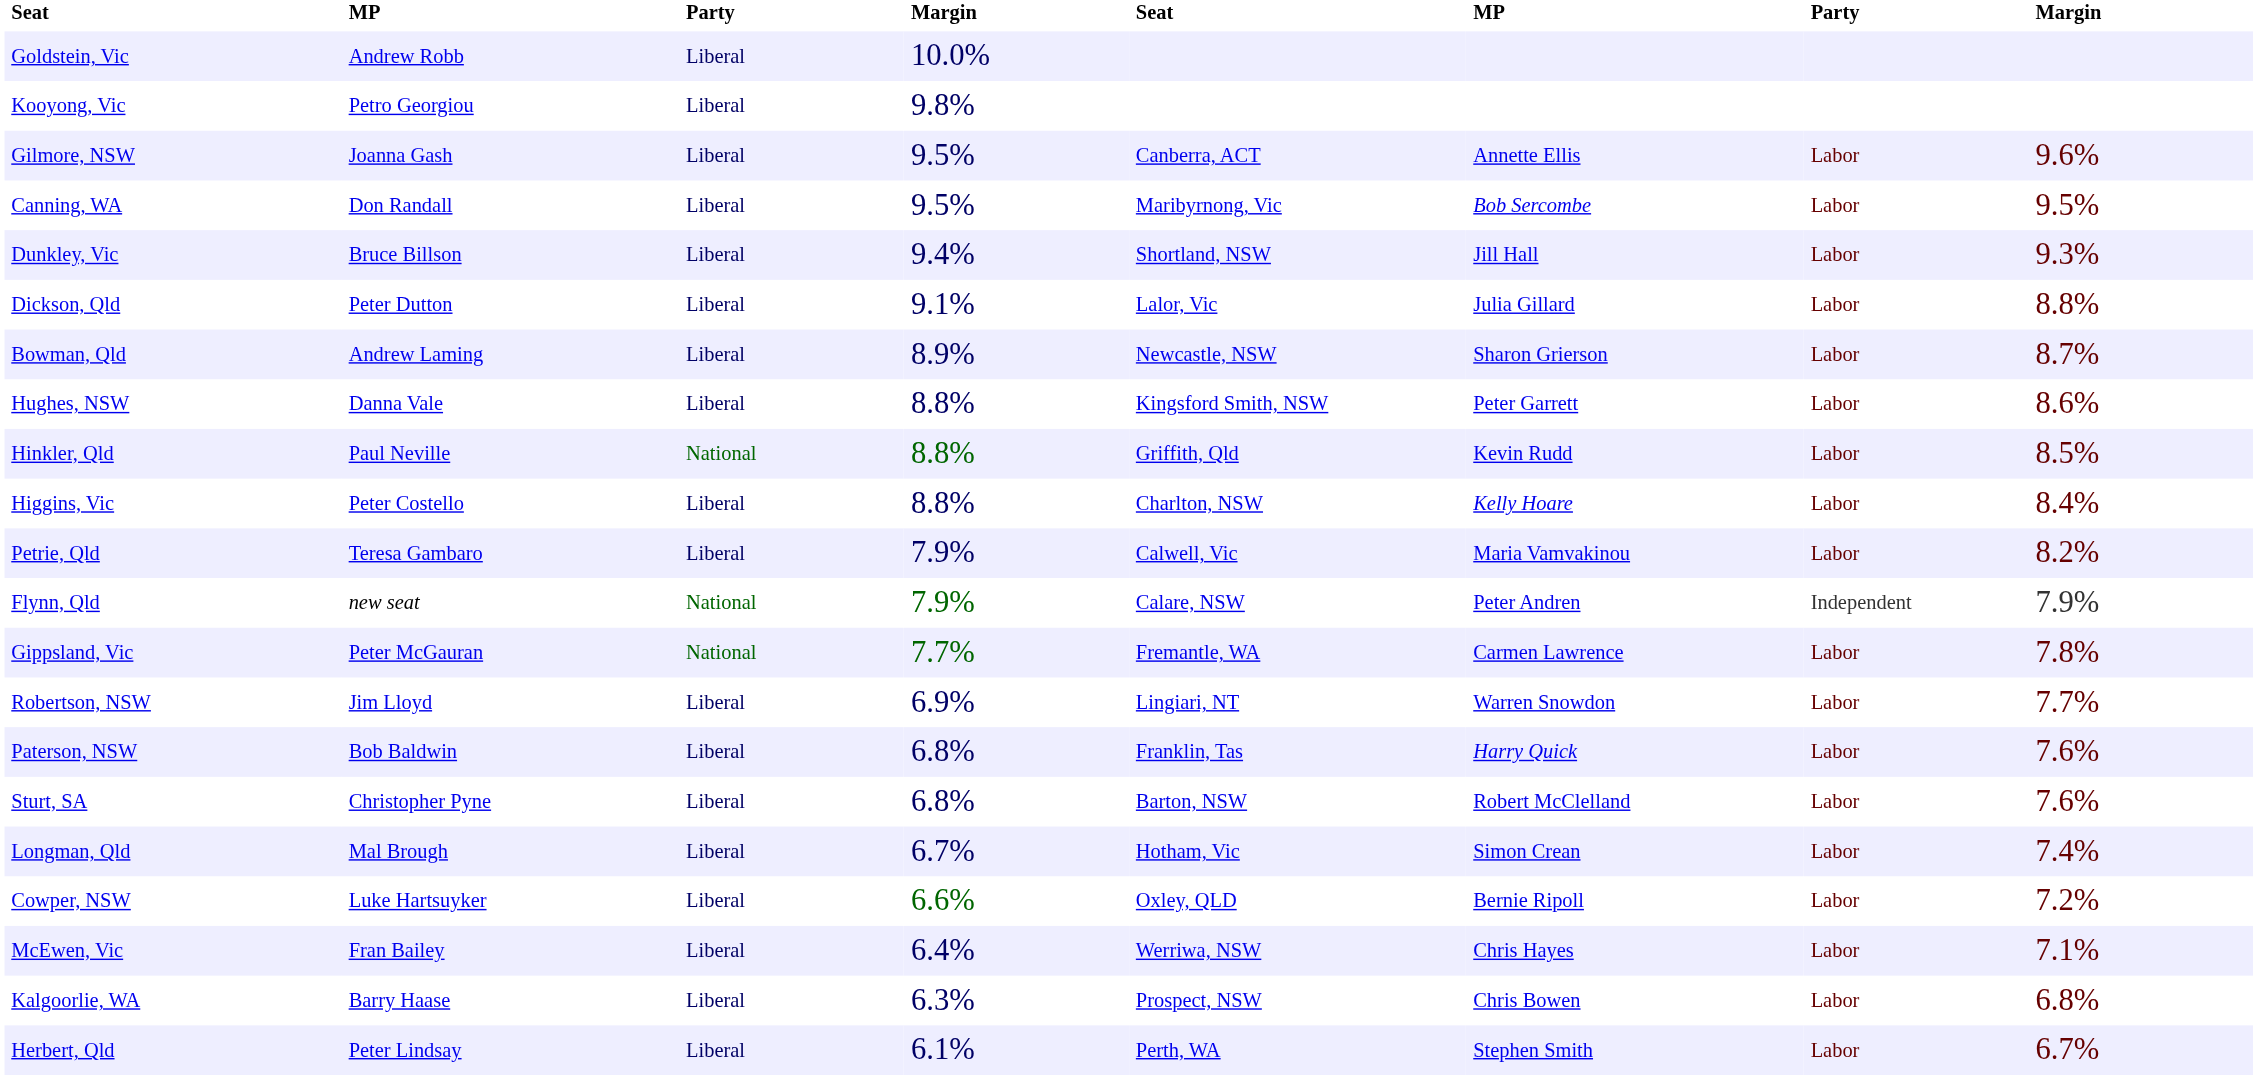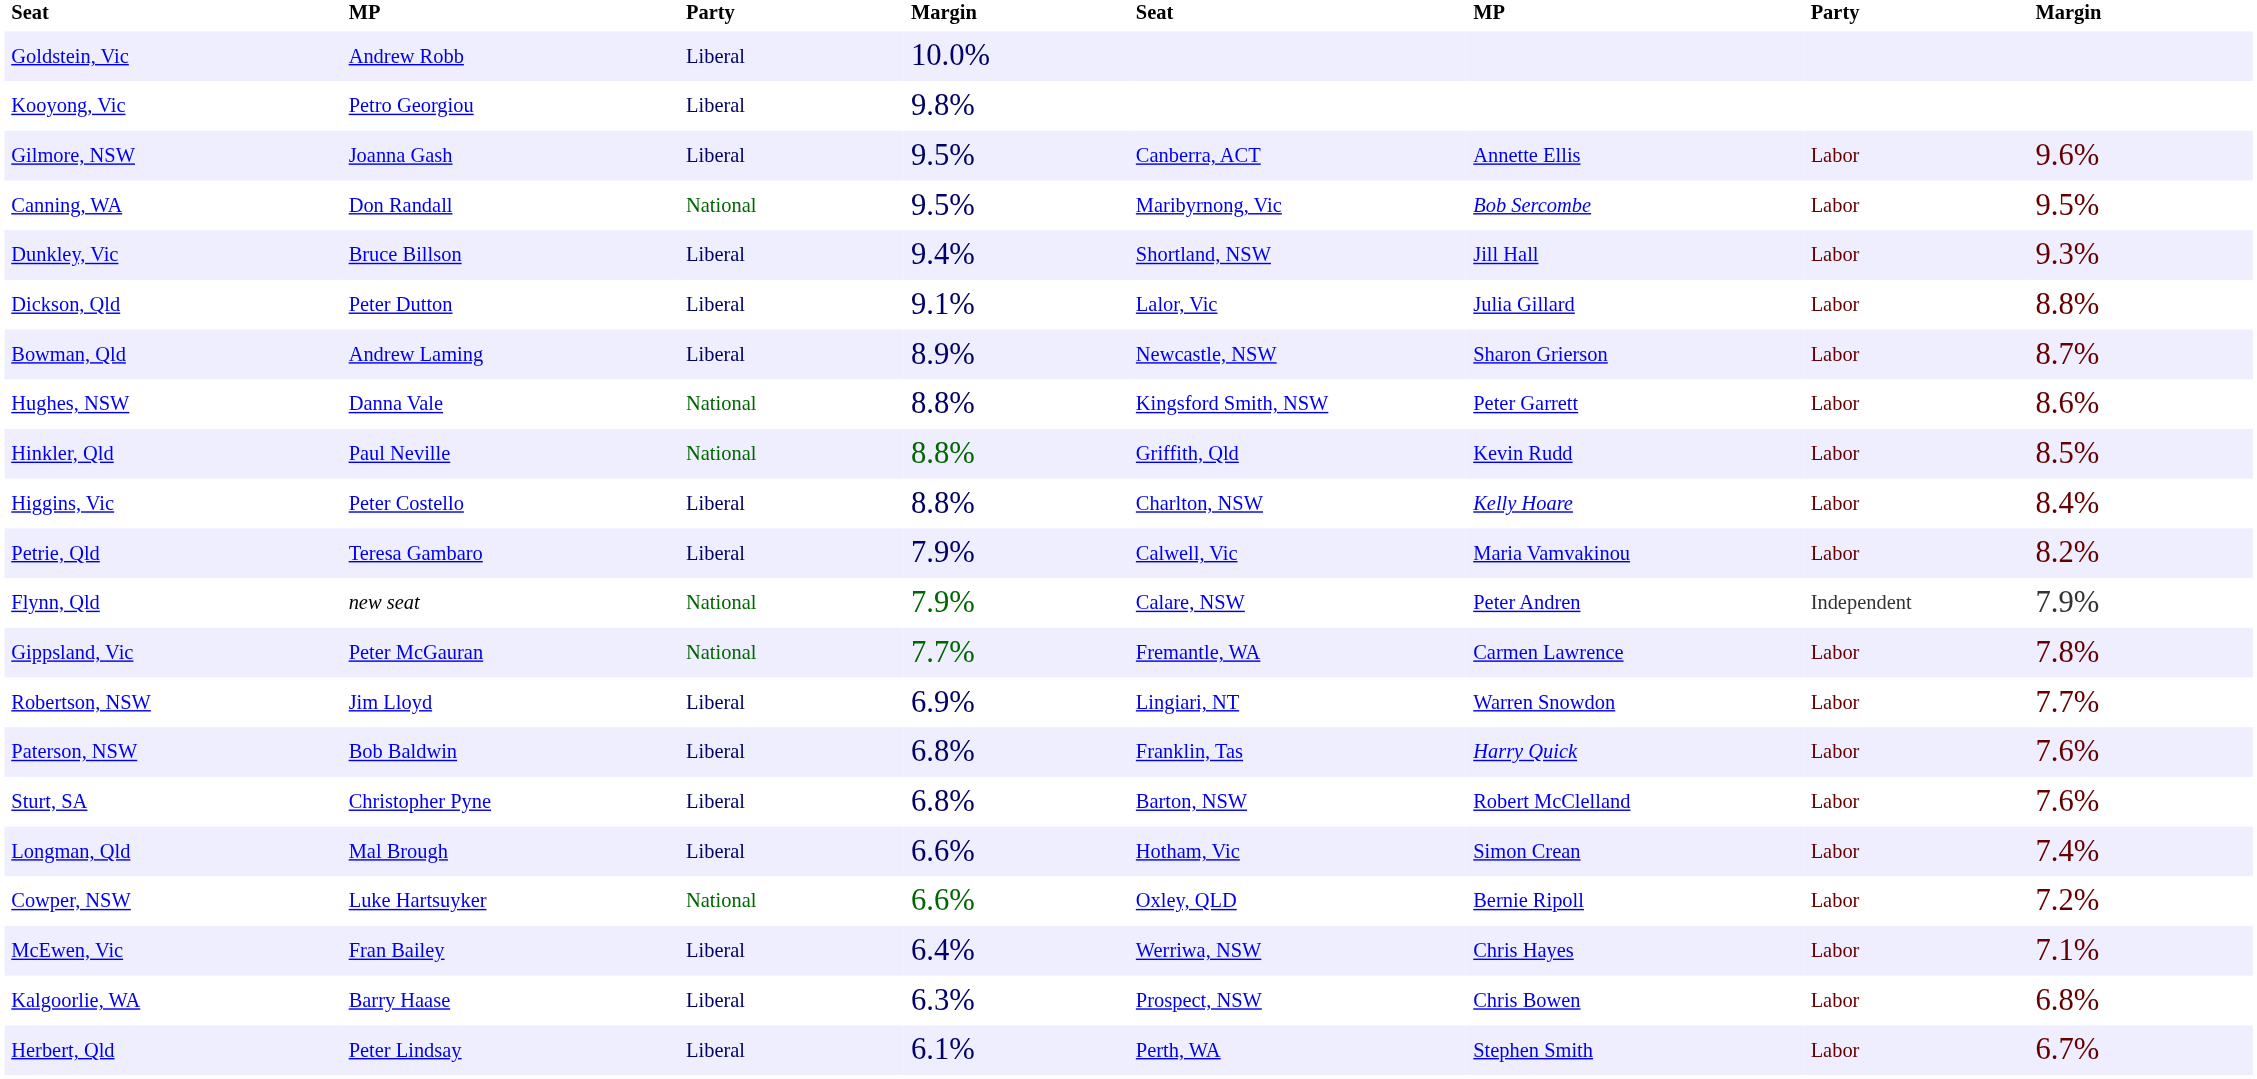(716, 205) Liberal -> (721, 205) National
(716, 403) Liberal -> (721, 403) National
(943, 851) 6.7% -> (943, 851) 6.6%
(716, 900) Liberal -> (721, 900) National
